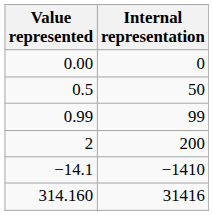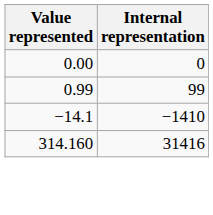- row: (83, 90)
- row: (89, 143)
